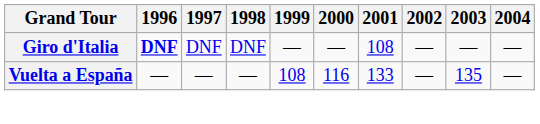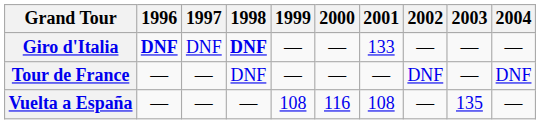(248, 47) normal -> (248, 47) bold
(380, 47) 108 -> (381, 47) 133
+ row: (71, 75)
(380, 75) 133 -> (381, 103) 108
